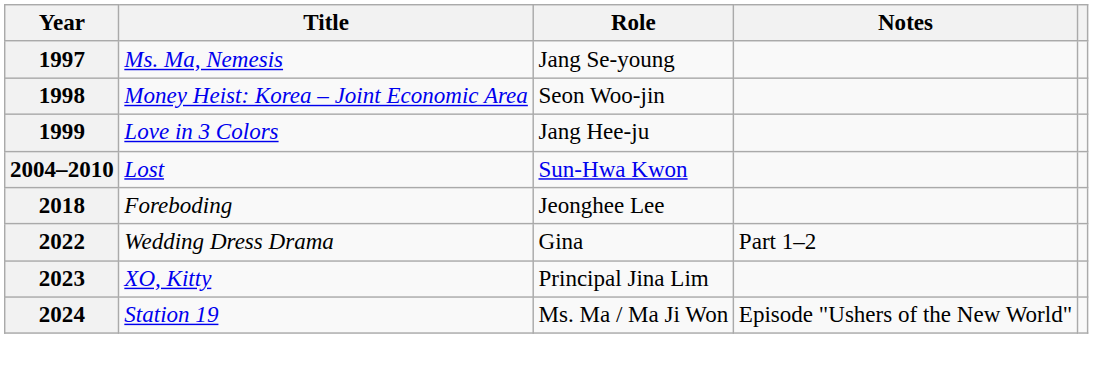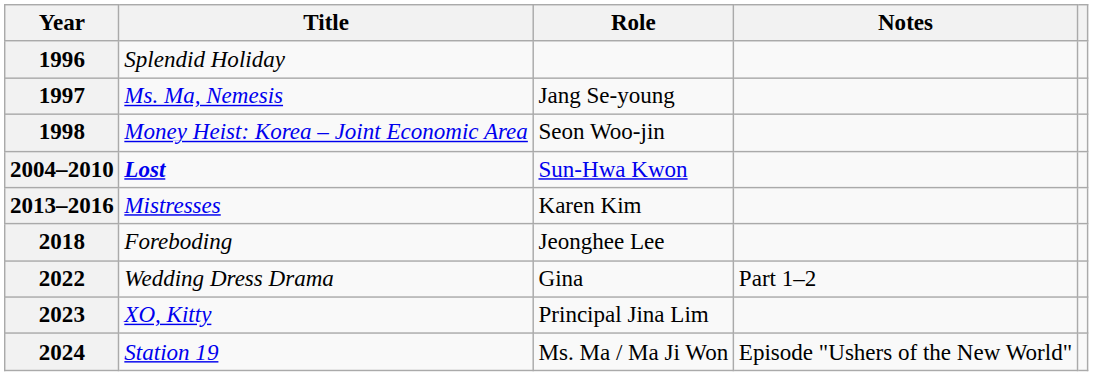+ row: (62, 59)
- row: (62, 132)
(144, 168) normal -> (145, 168) bold
+ row: (62, 205)
